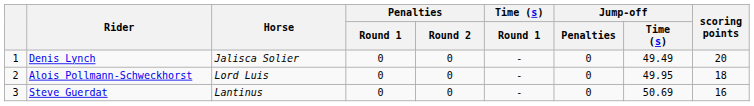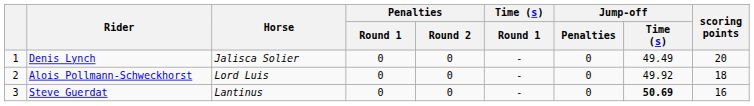(658, 75) 49.95 -> (658, 75) 49.92
(658, 92) normal -> (658, 92) bold
